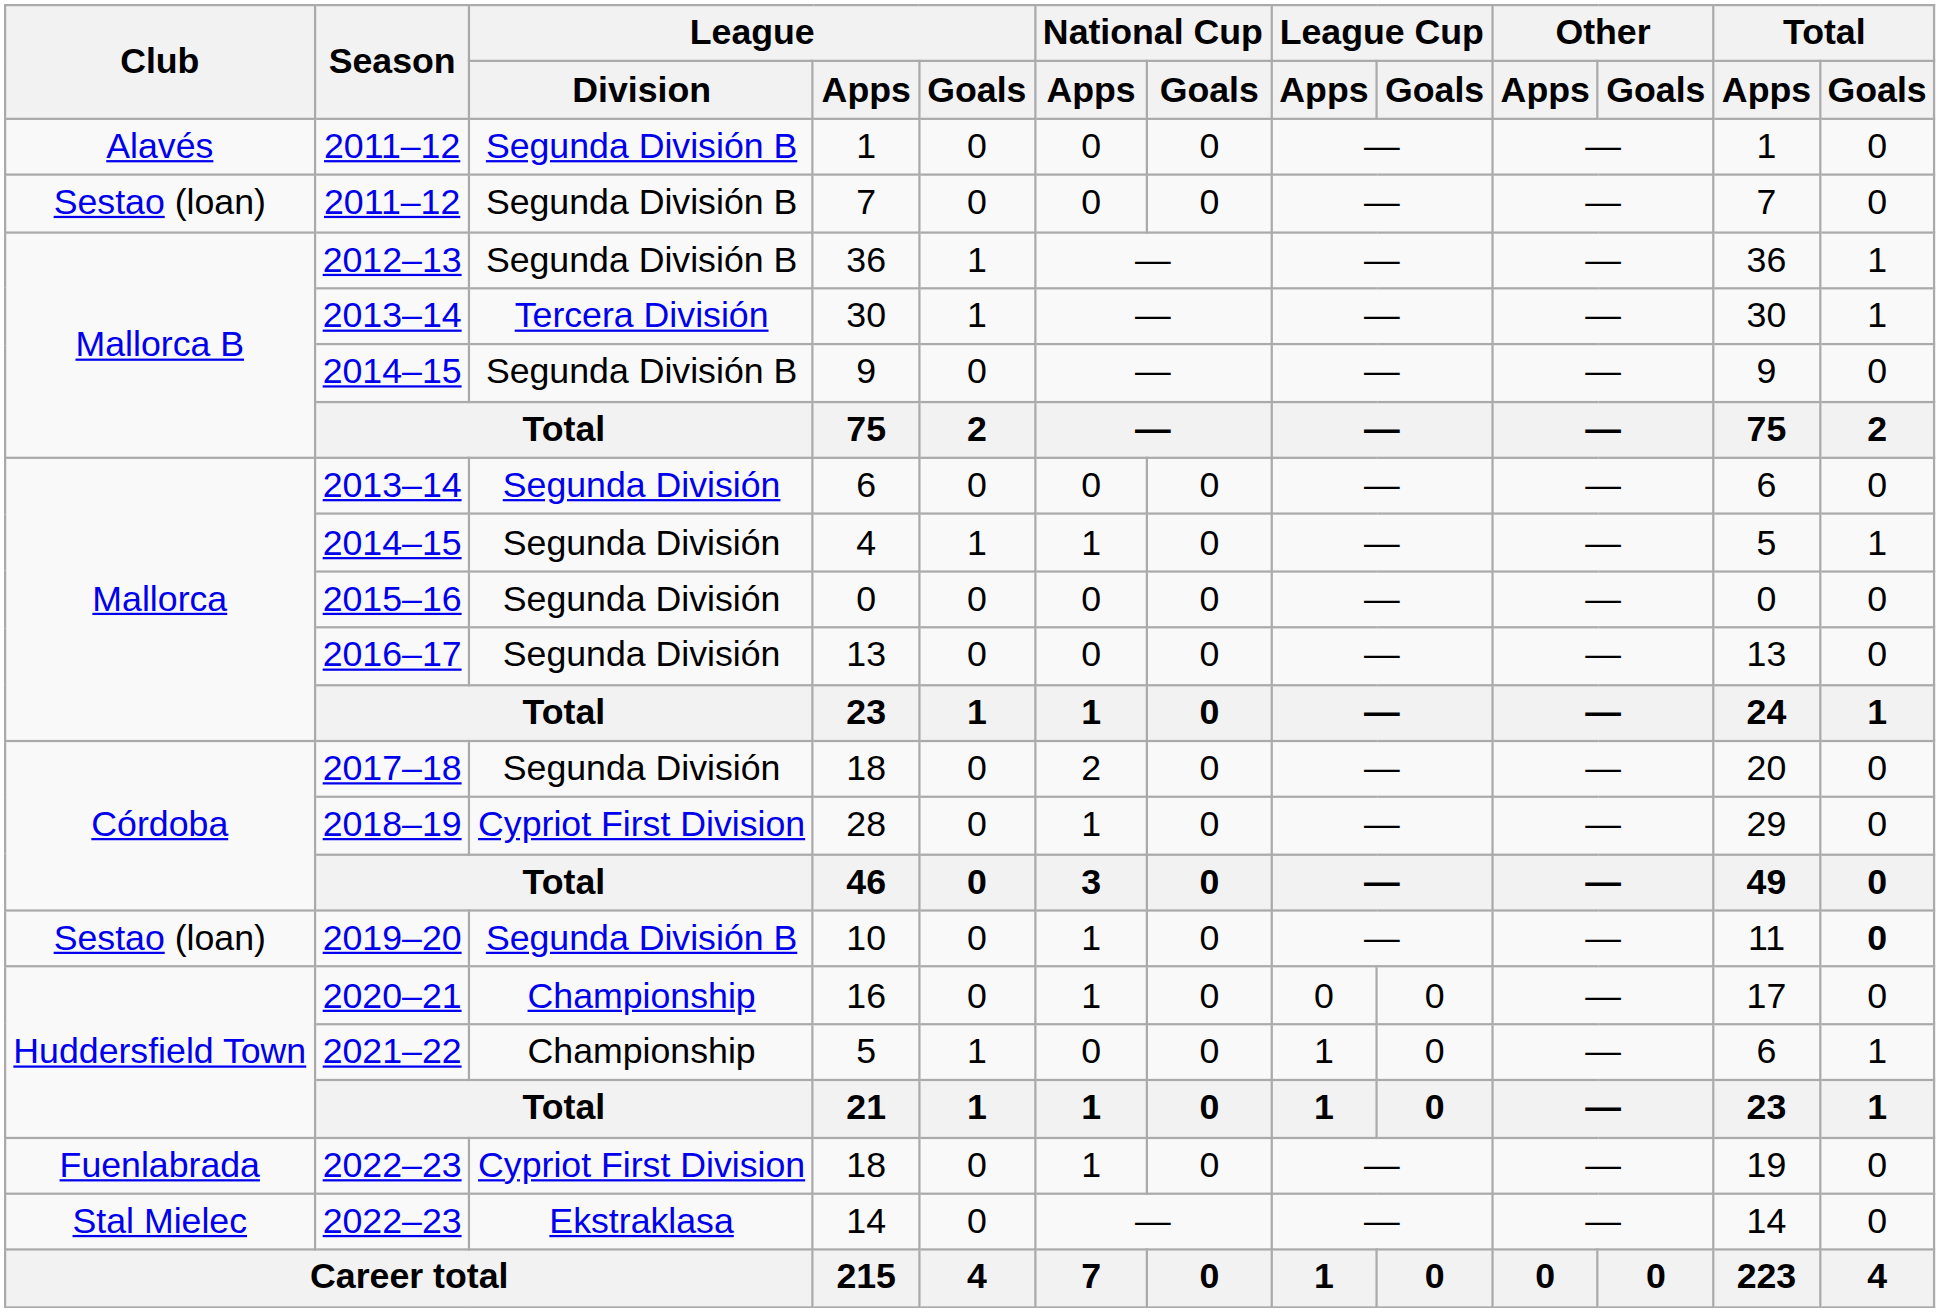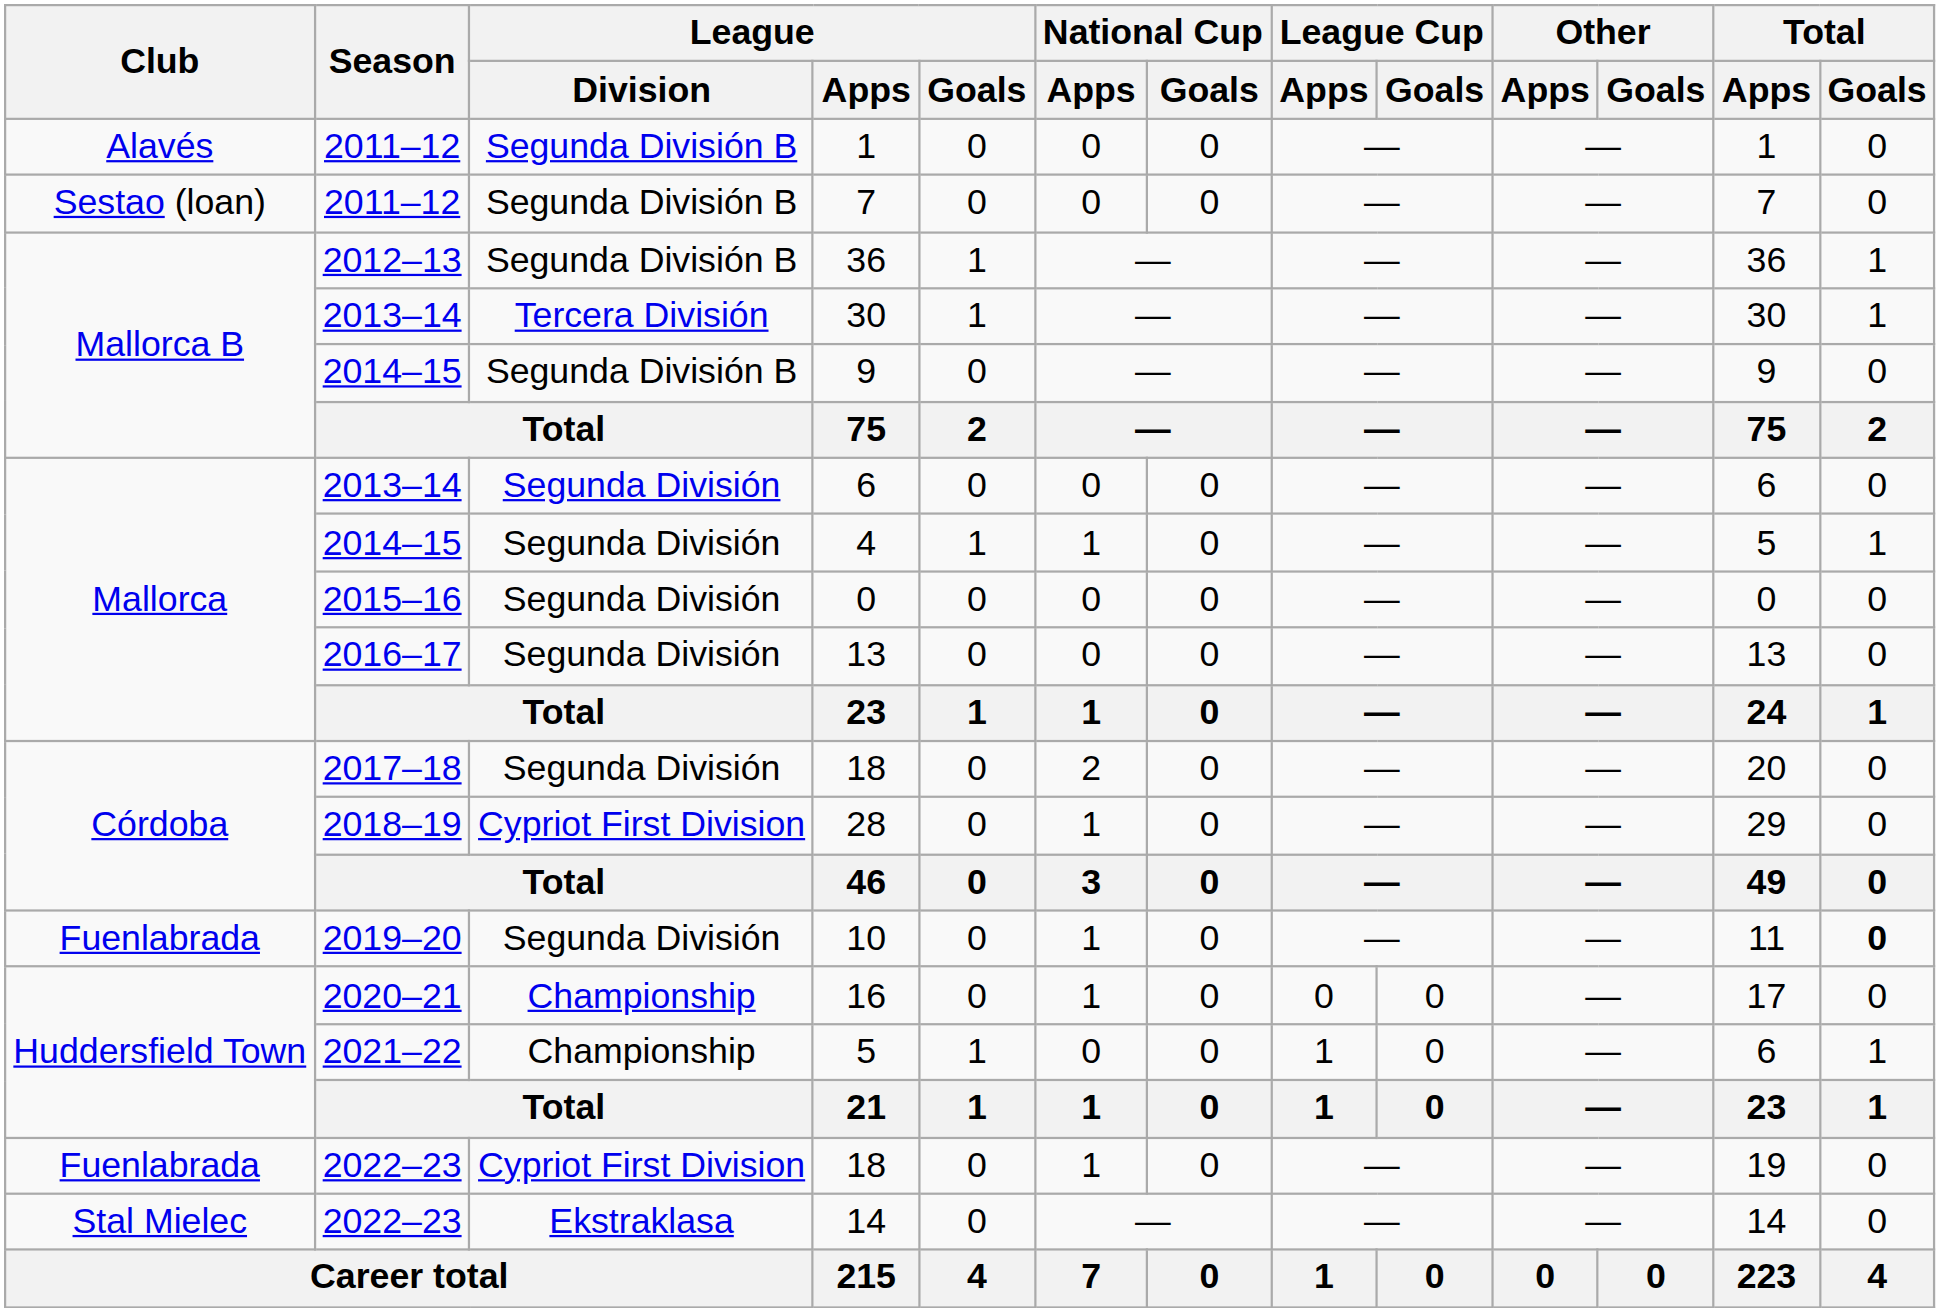(160, 938) Sestao (loan) -> (160, 938) Fuenlabrada
(642, 938) Segunda División B -> (642, 938) Segunda División
